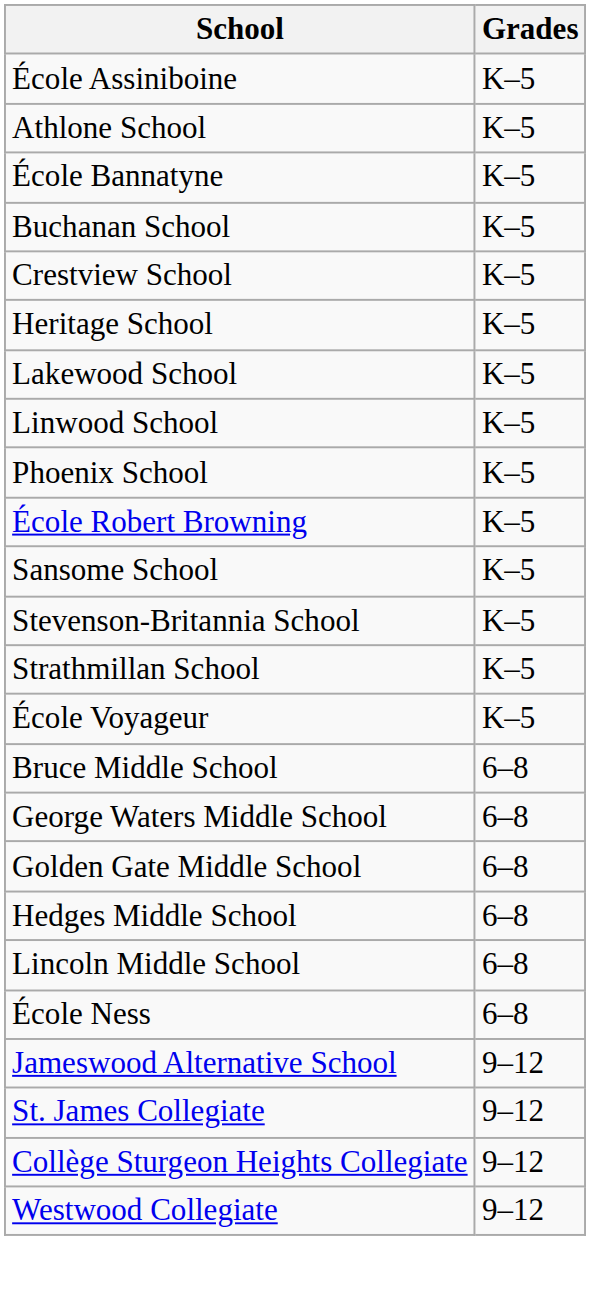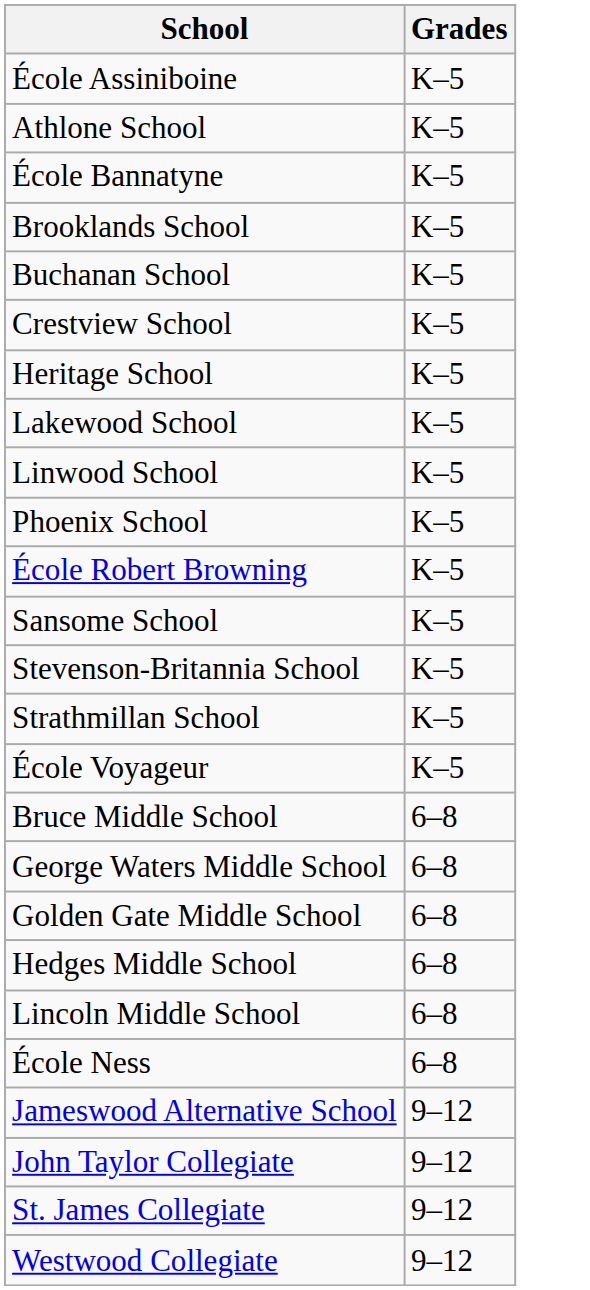+ row: (131, 226)
+ row: (153, 1161)
- row: (240, 1161)
